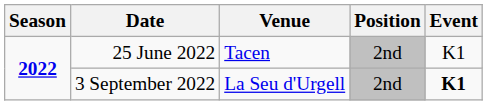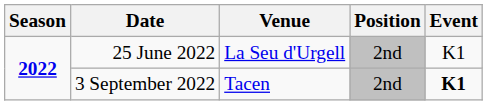(247, 52) Tacen -> (285, 52) La Seu d'Urgell
(285, 84) La Seu d'Urgell -> (247, 84) Tacen
